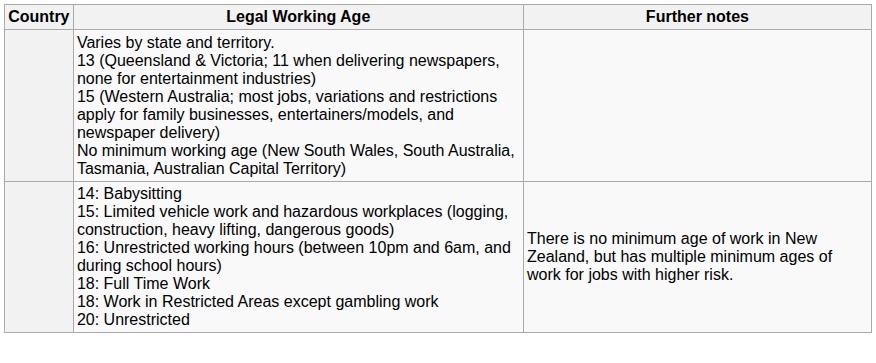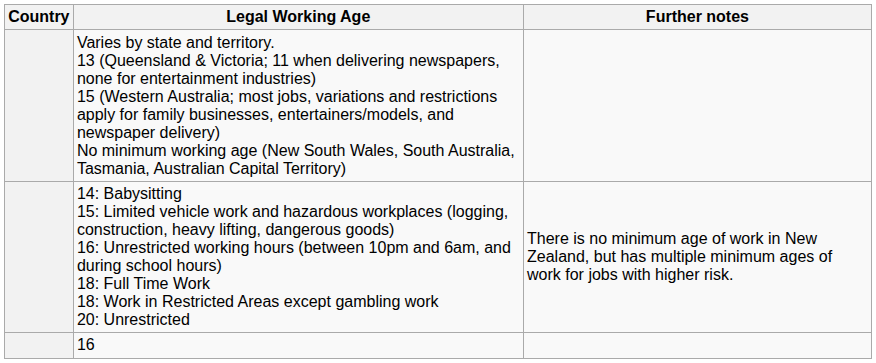+ row: (86, 345)
